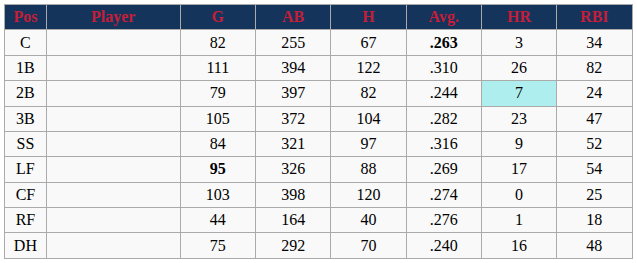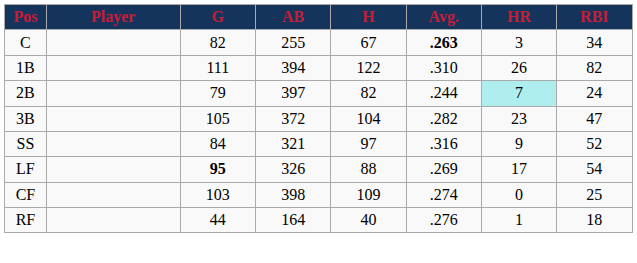(368, 194) 120 -> (368, 194) 109
- row: (25, 245)
